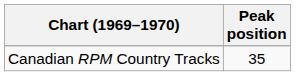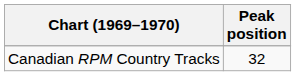(257, 58) 35 -> (257, 58) 32
